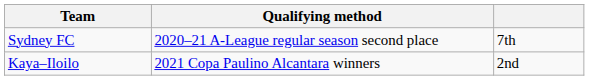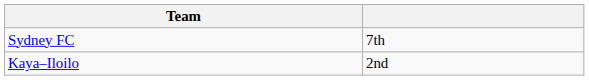- column: (322, 16)
